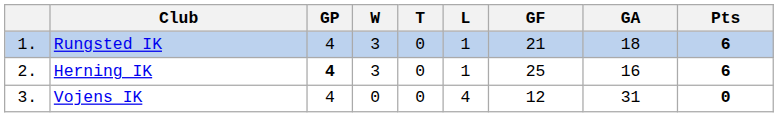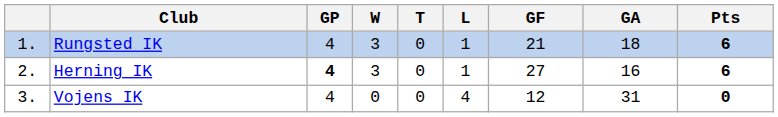(536, 71) 25 -> (536, 71) 27
